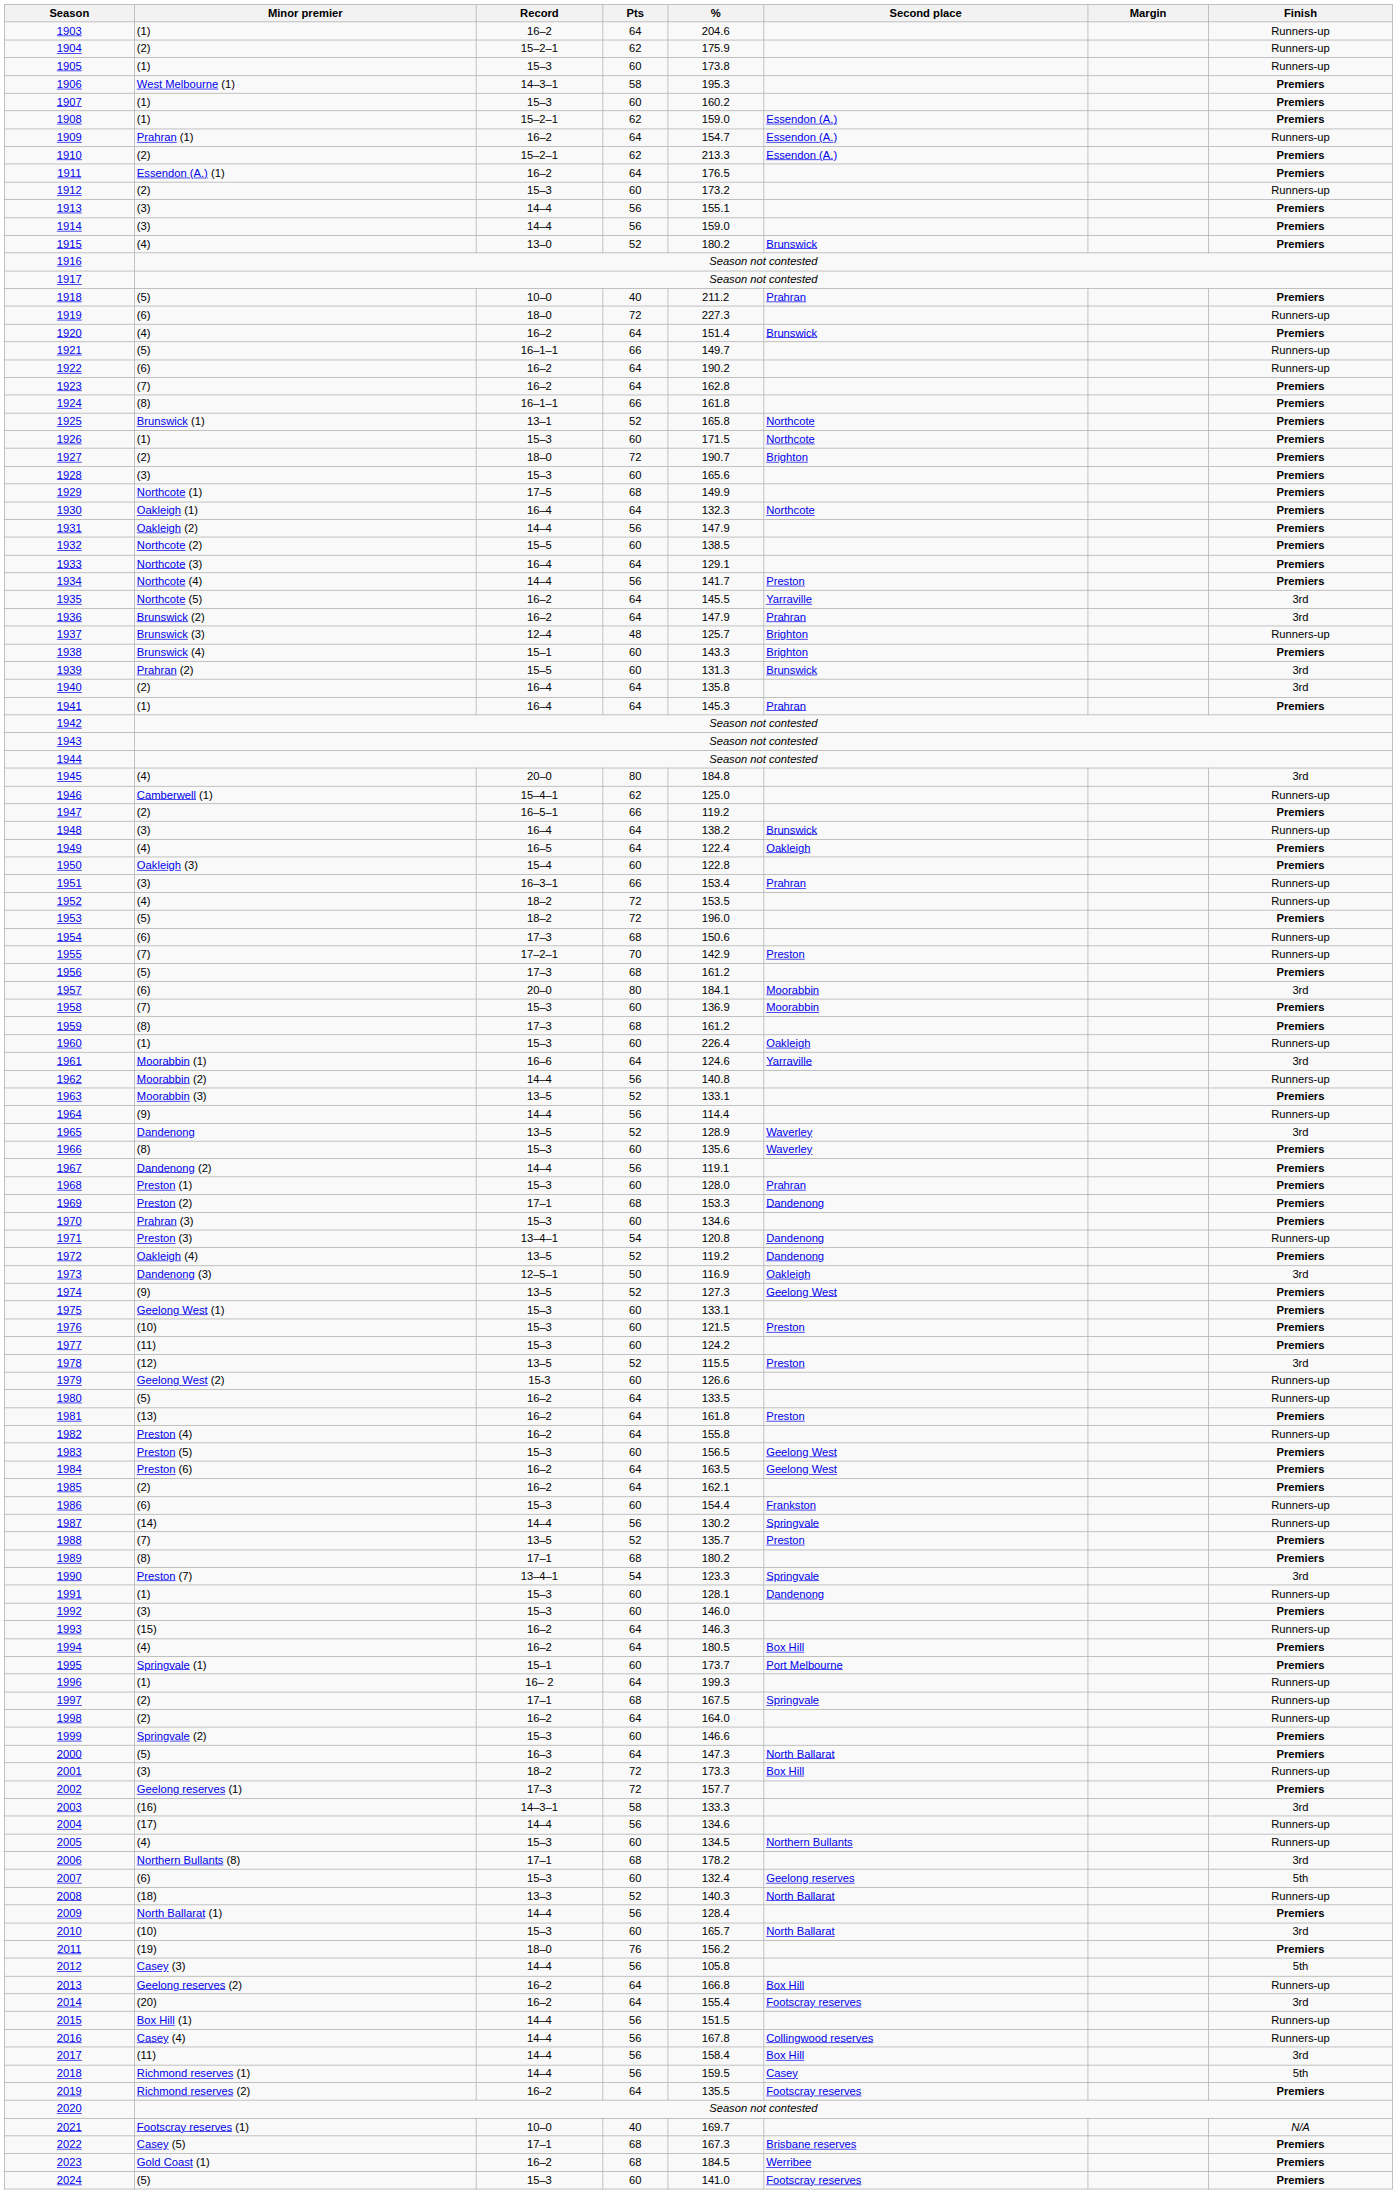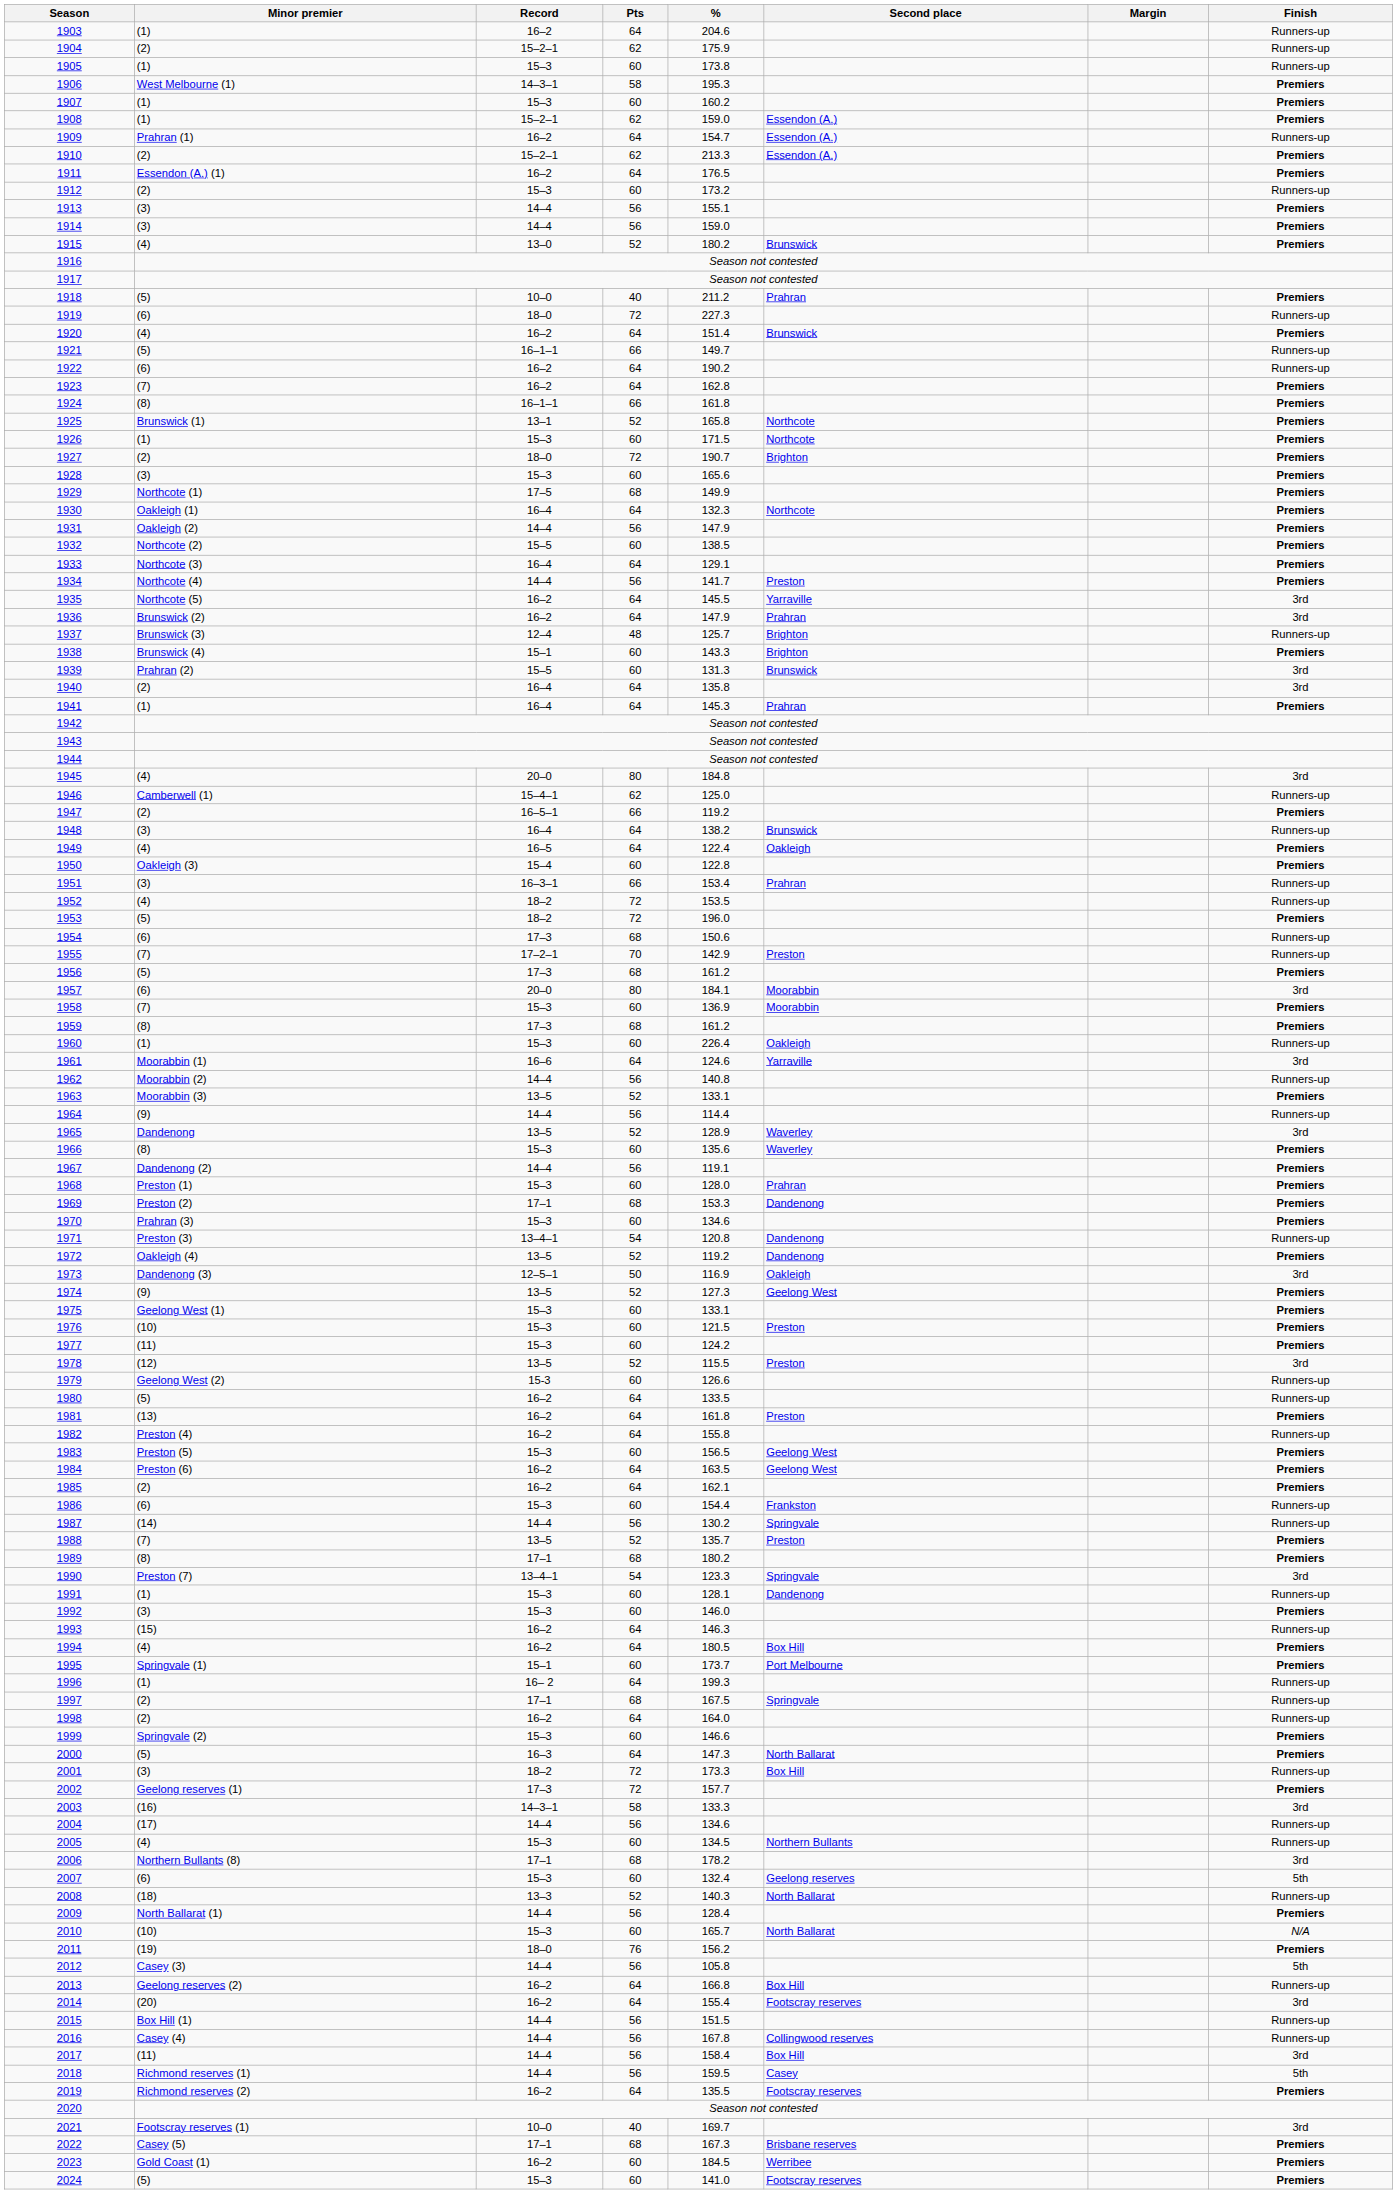(1300, 1931) 3rd -> (1300, 1931) N/A
(1300, 2127) N/A -> (1300, 2127) 3rd
(635, 2162) 68 -> (635, 2162) 60
